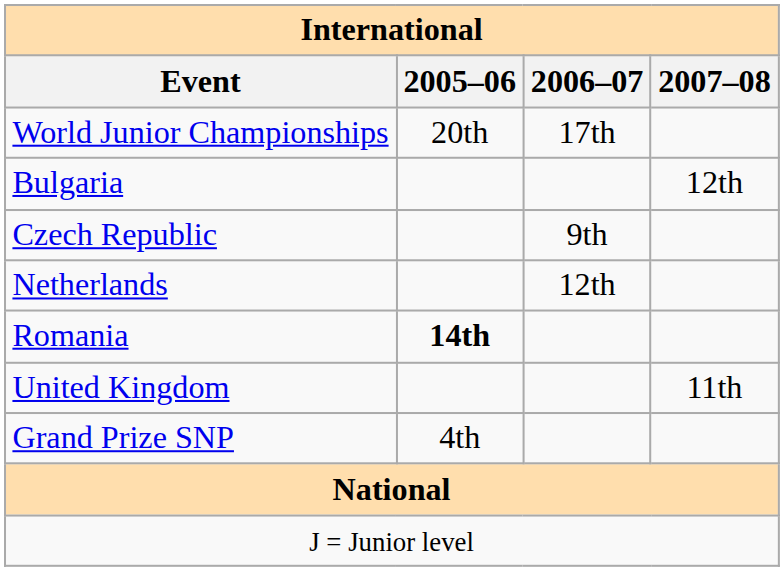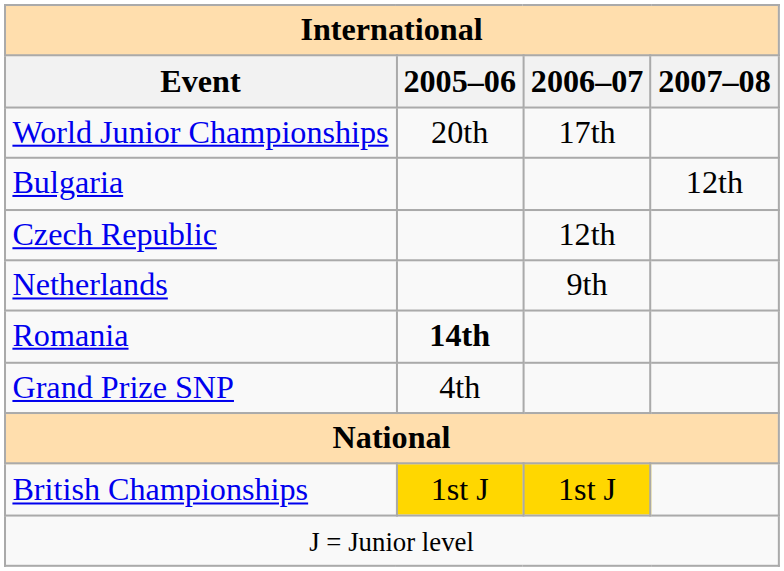(587, 234) 9th -> (587, 234) 12th
(587, 285) 12th -> (587, 285) 9th
- row: (121, 387)
+ row: (160, 489)
